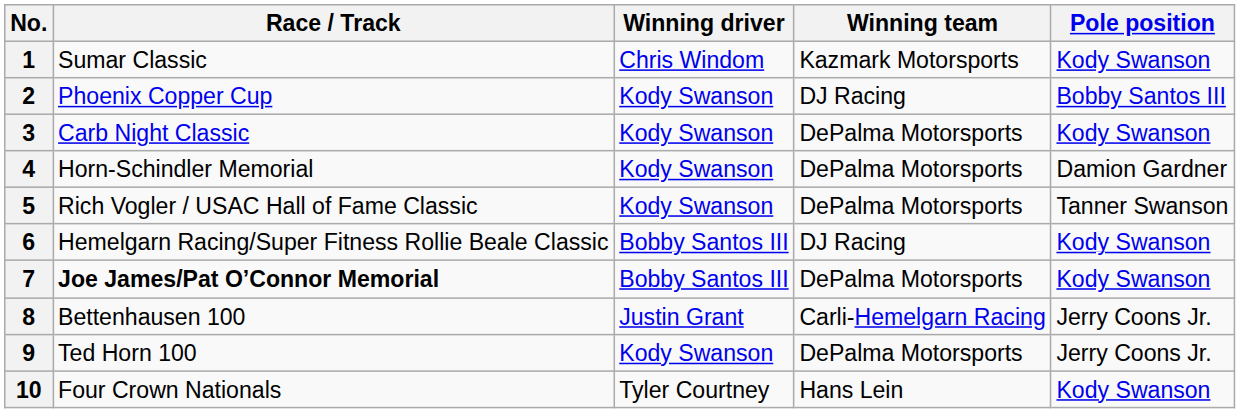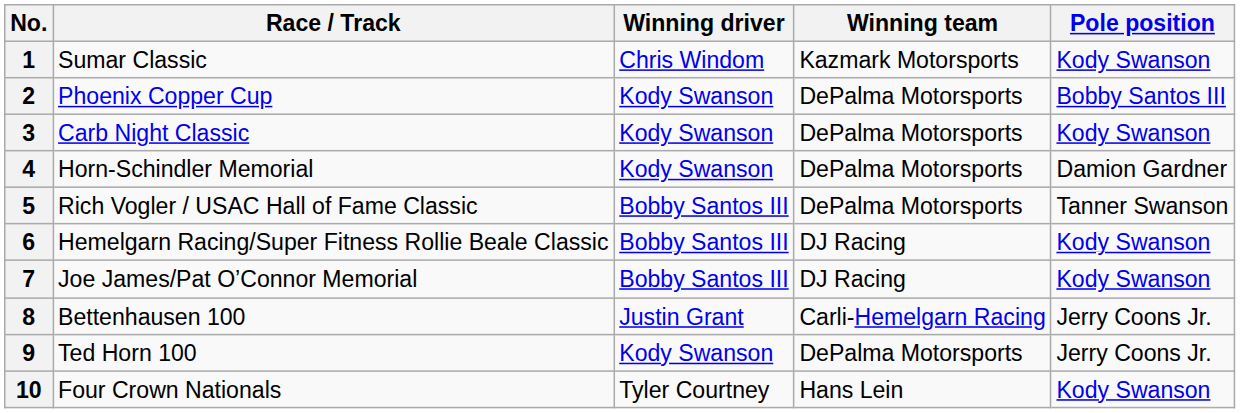(853, 96) DJ Racing -> (911, 96) DePalma Motorsports
(696, 206) Kody Swanson -> (704, 206) Bobby Santos III
(249, 279) bold -> (238, 279) normal
(911, 279) DePalma Motorsports -> (853, 279) DJ Racing
